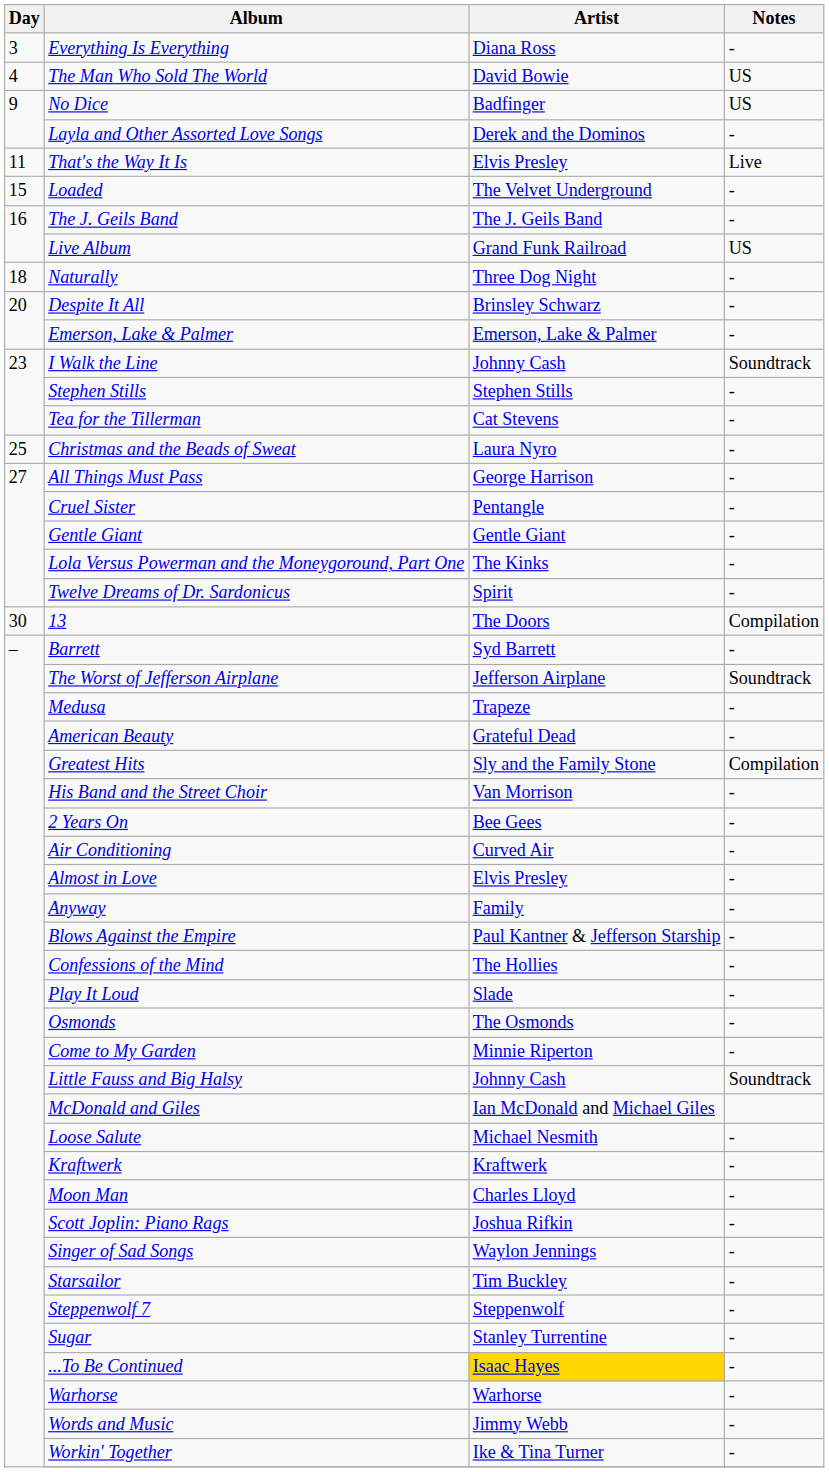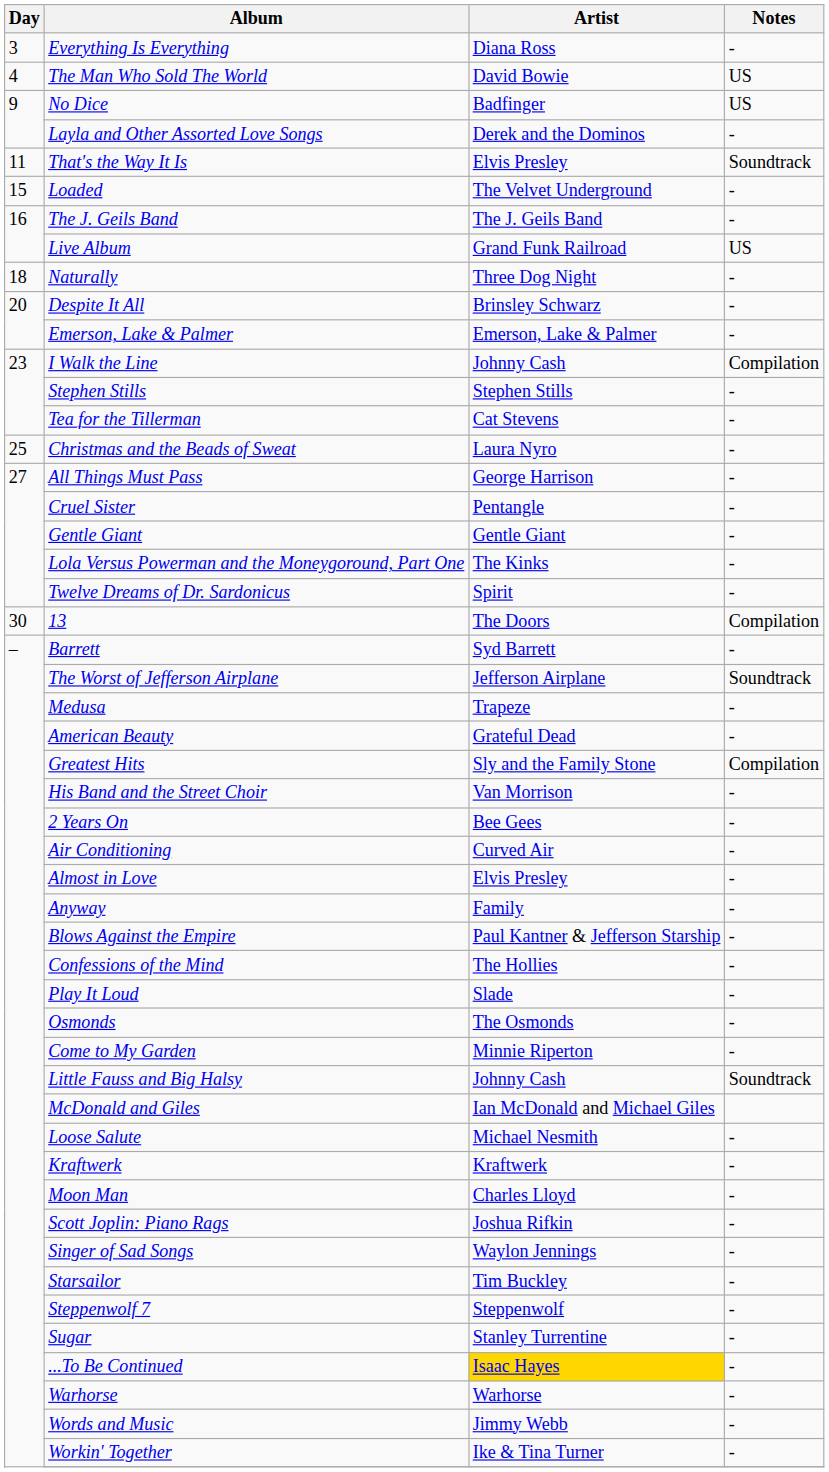(745, 162) Live -> (770, 162) Soundtrack
(770, 362) Soundtrack -> (774, 362) Compilation
